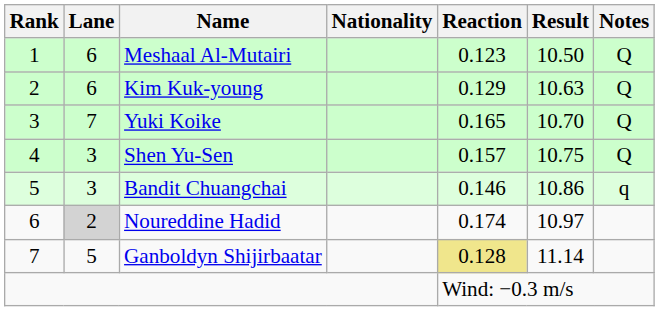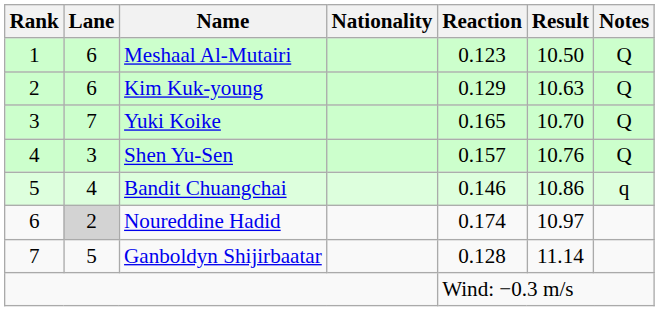(560, 155) 10.75 -> (560, 155) 10.76
(91, 188) 3 -> (91, 188) 4
(482, 255) khaki background -> (482, 255) no background
